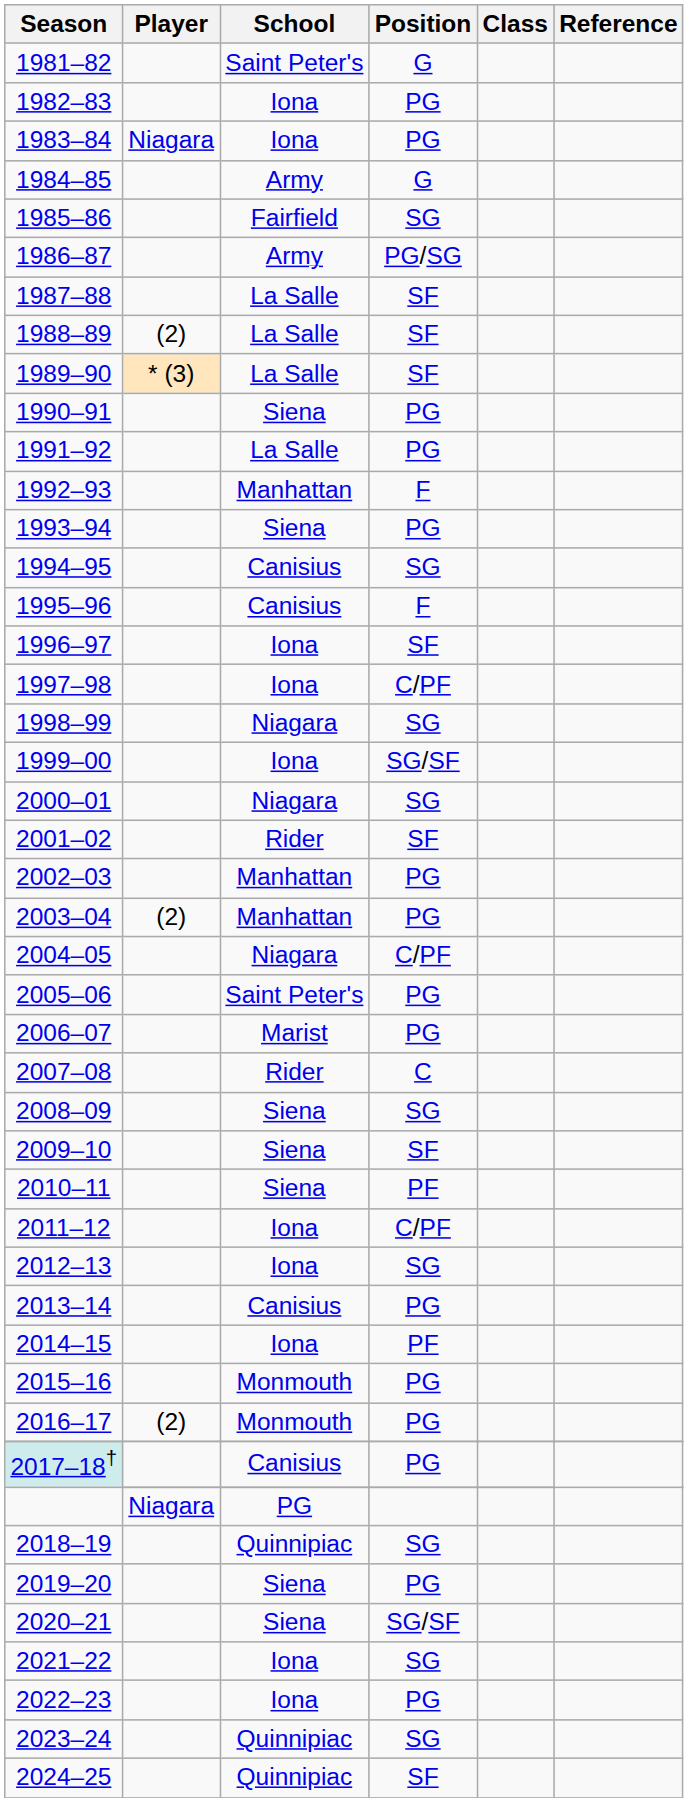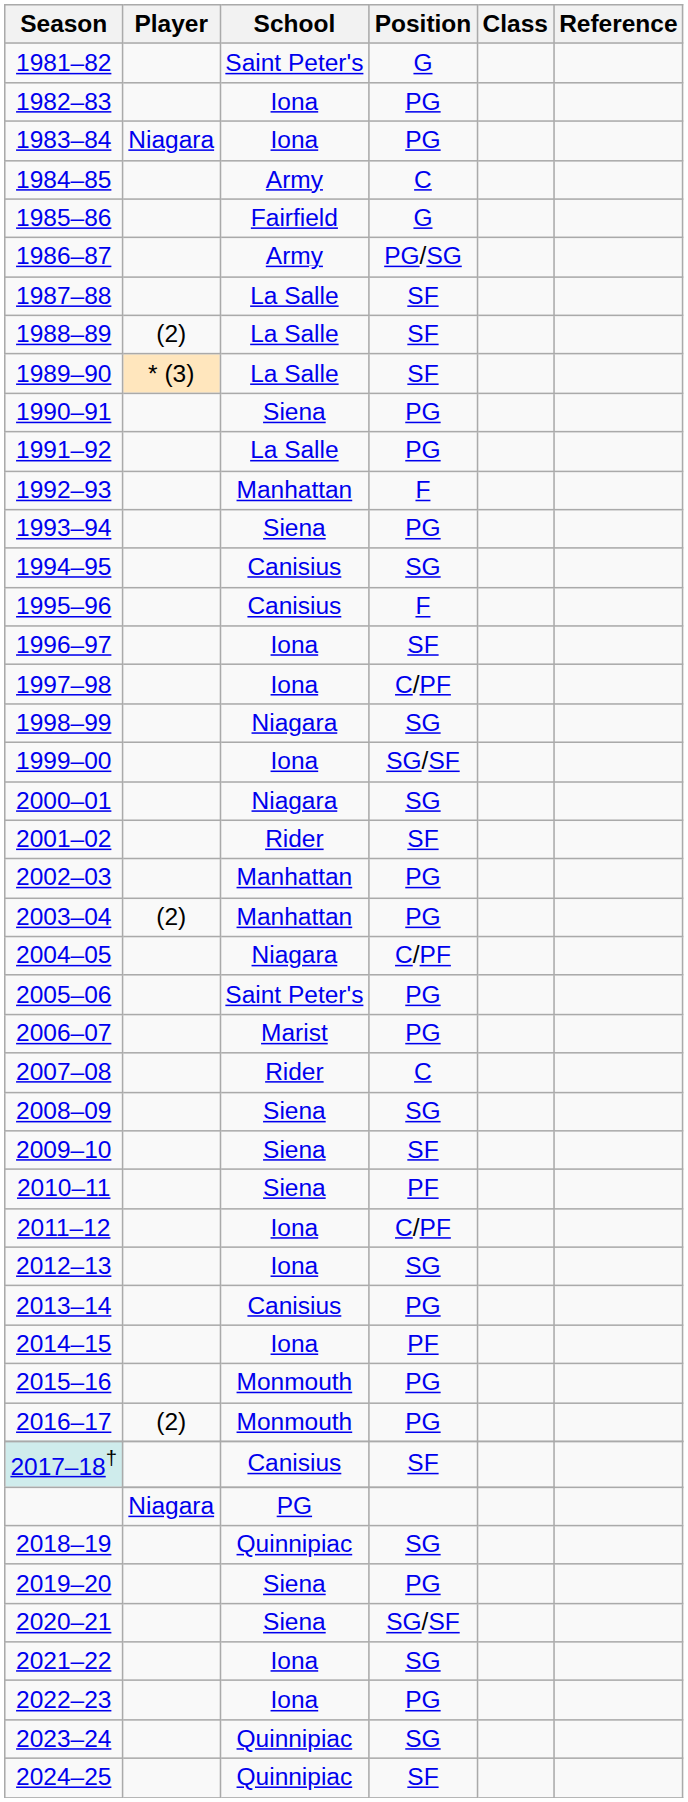(423, 179) G -> (423, 179) C
(423, 218) SG -> (423, 218) G
(423, 1463) PG -> (423, 1463) SF
